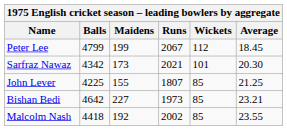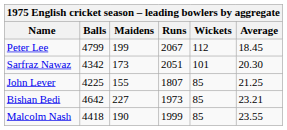(172, 64) 2021 -> (172, 64) 2051
(120, 116) 192 -> (120, 116) 190
(172, 116) 2002 -> (172, 116) 1999
